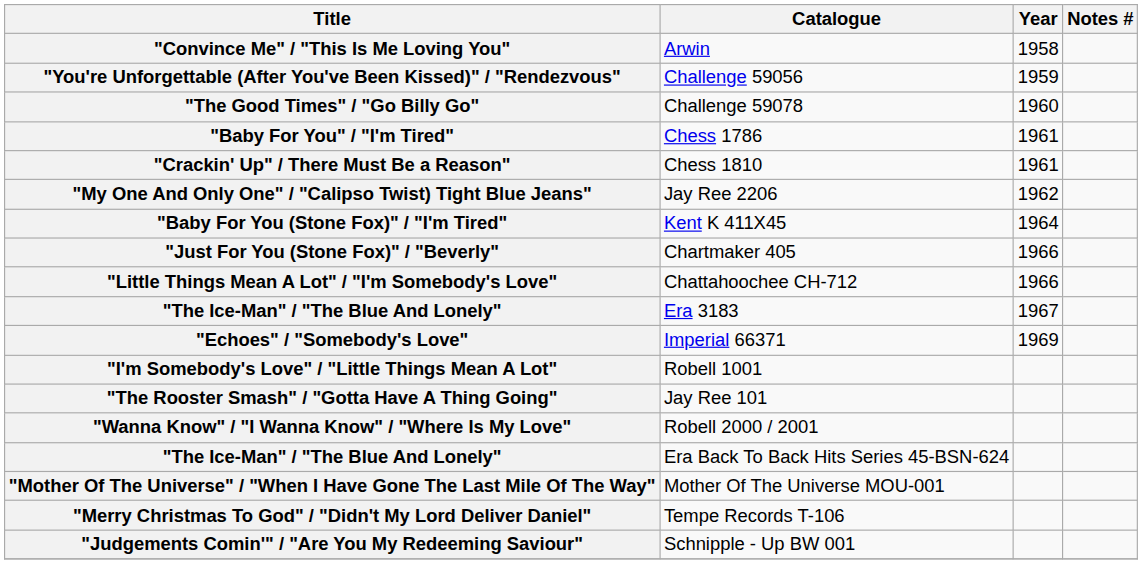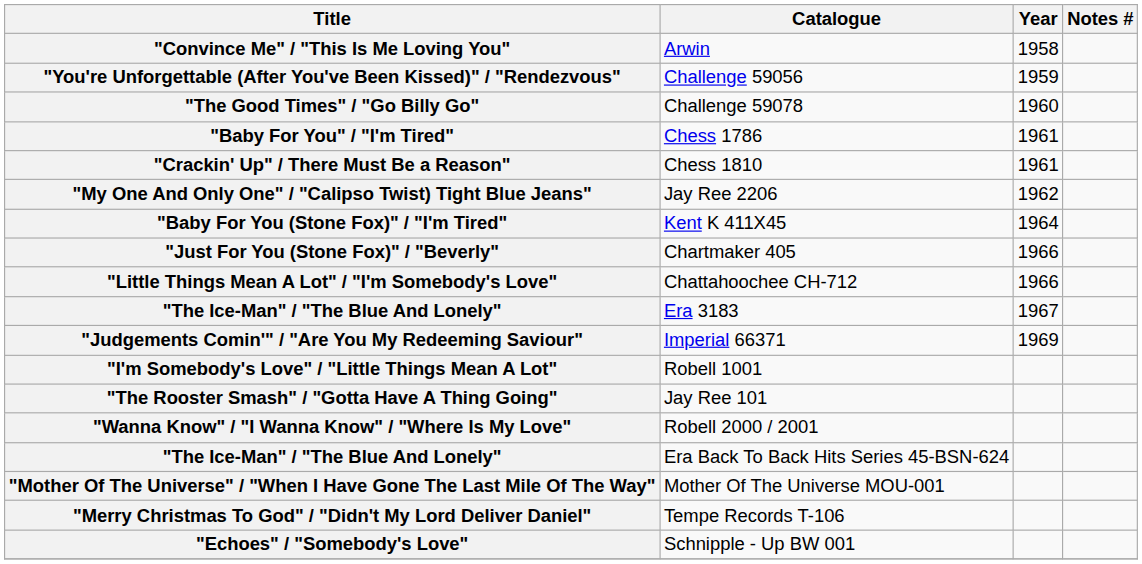(332, 340) "Echoes" / "Somebody's Love" -> (332, 340) "Judgements Comin'" / "Are You My Redeeming Saviour"
(332, 544) "Judgements Comin'" / "Are You My Redeeming Saviour" -> (332, 544) "Echoes" / "Somebody's Love"
